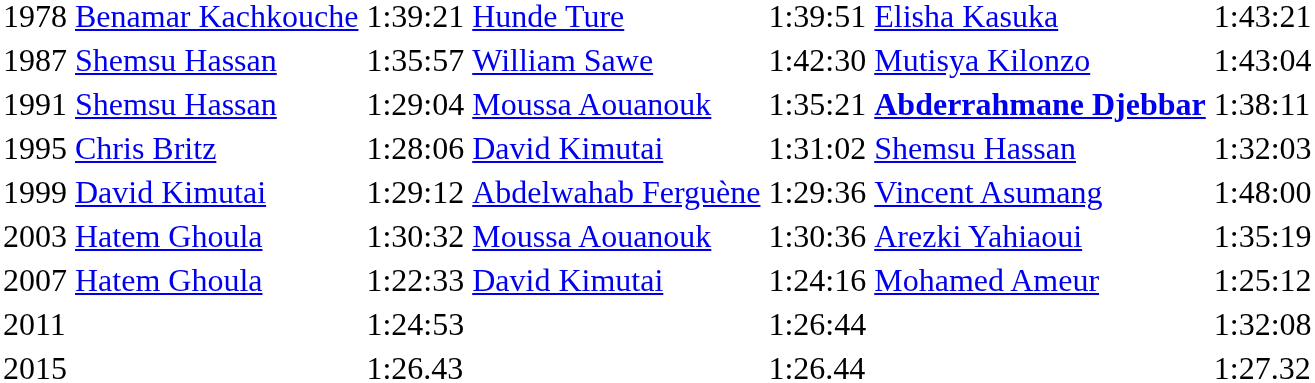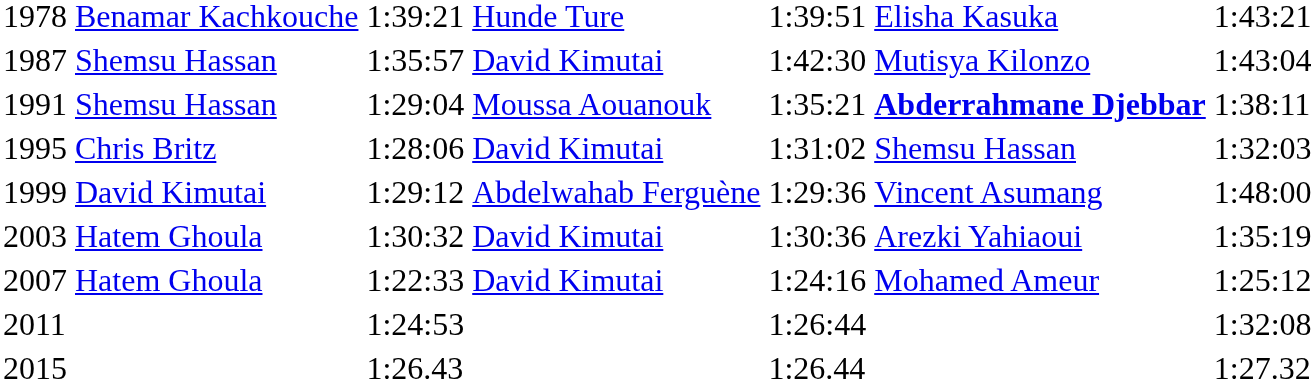(563, 60) William Sawe -> (568, 60) David Kimutai
(592, 236) Moussa Aouanouk -> (568, 236) David Kimutai
